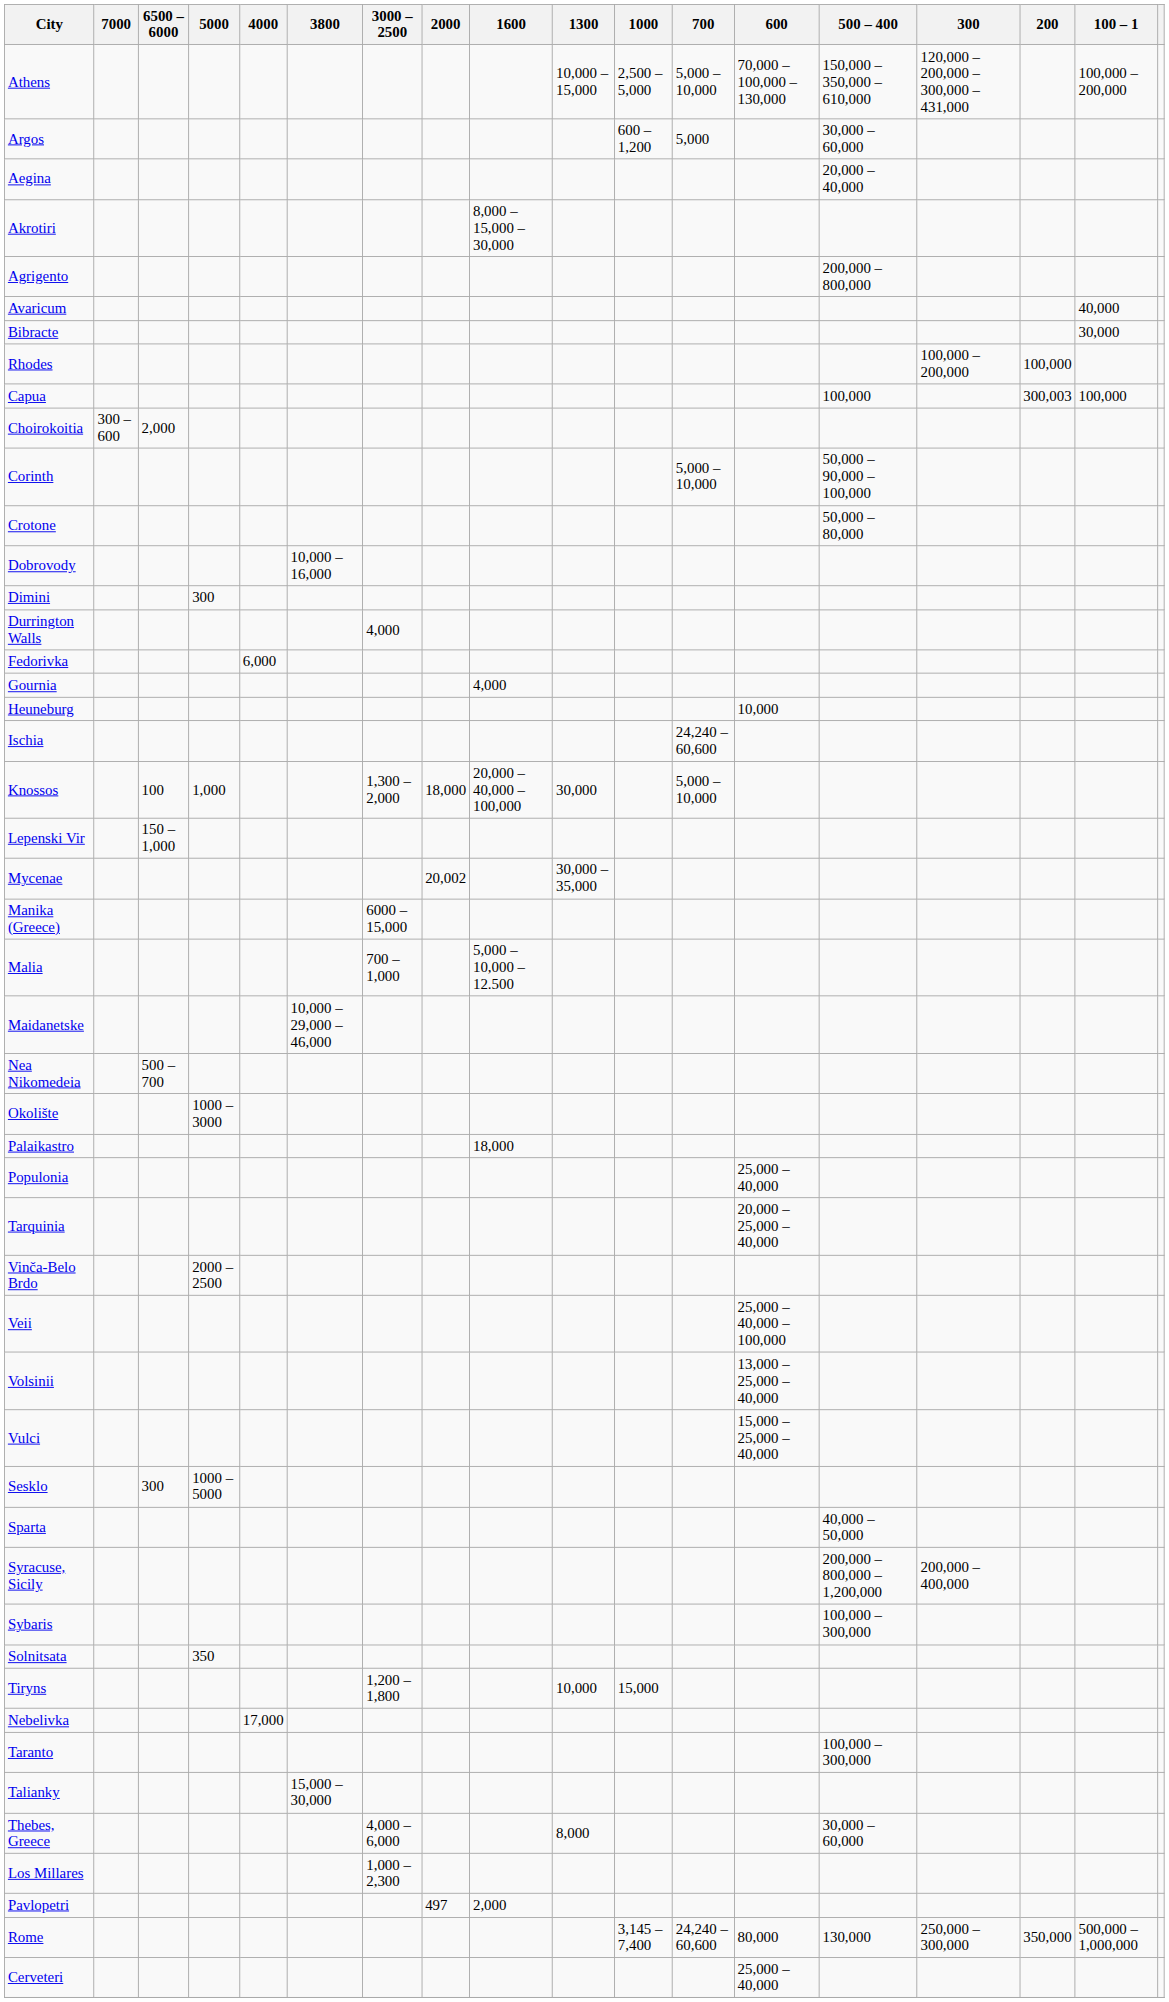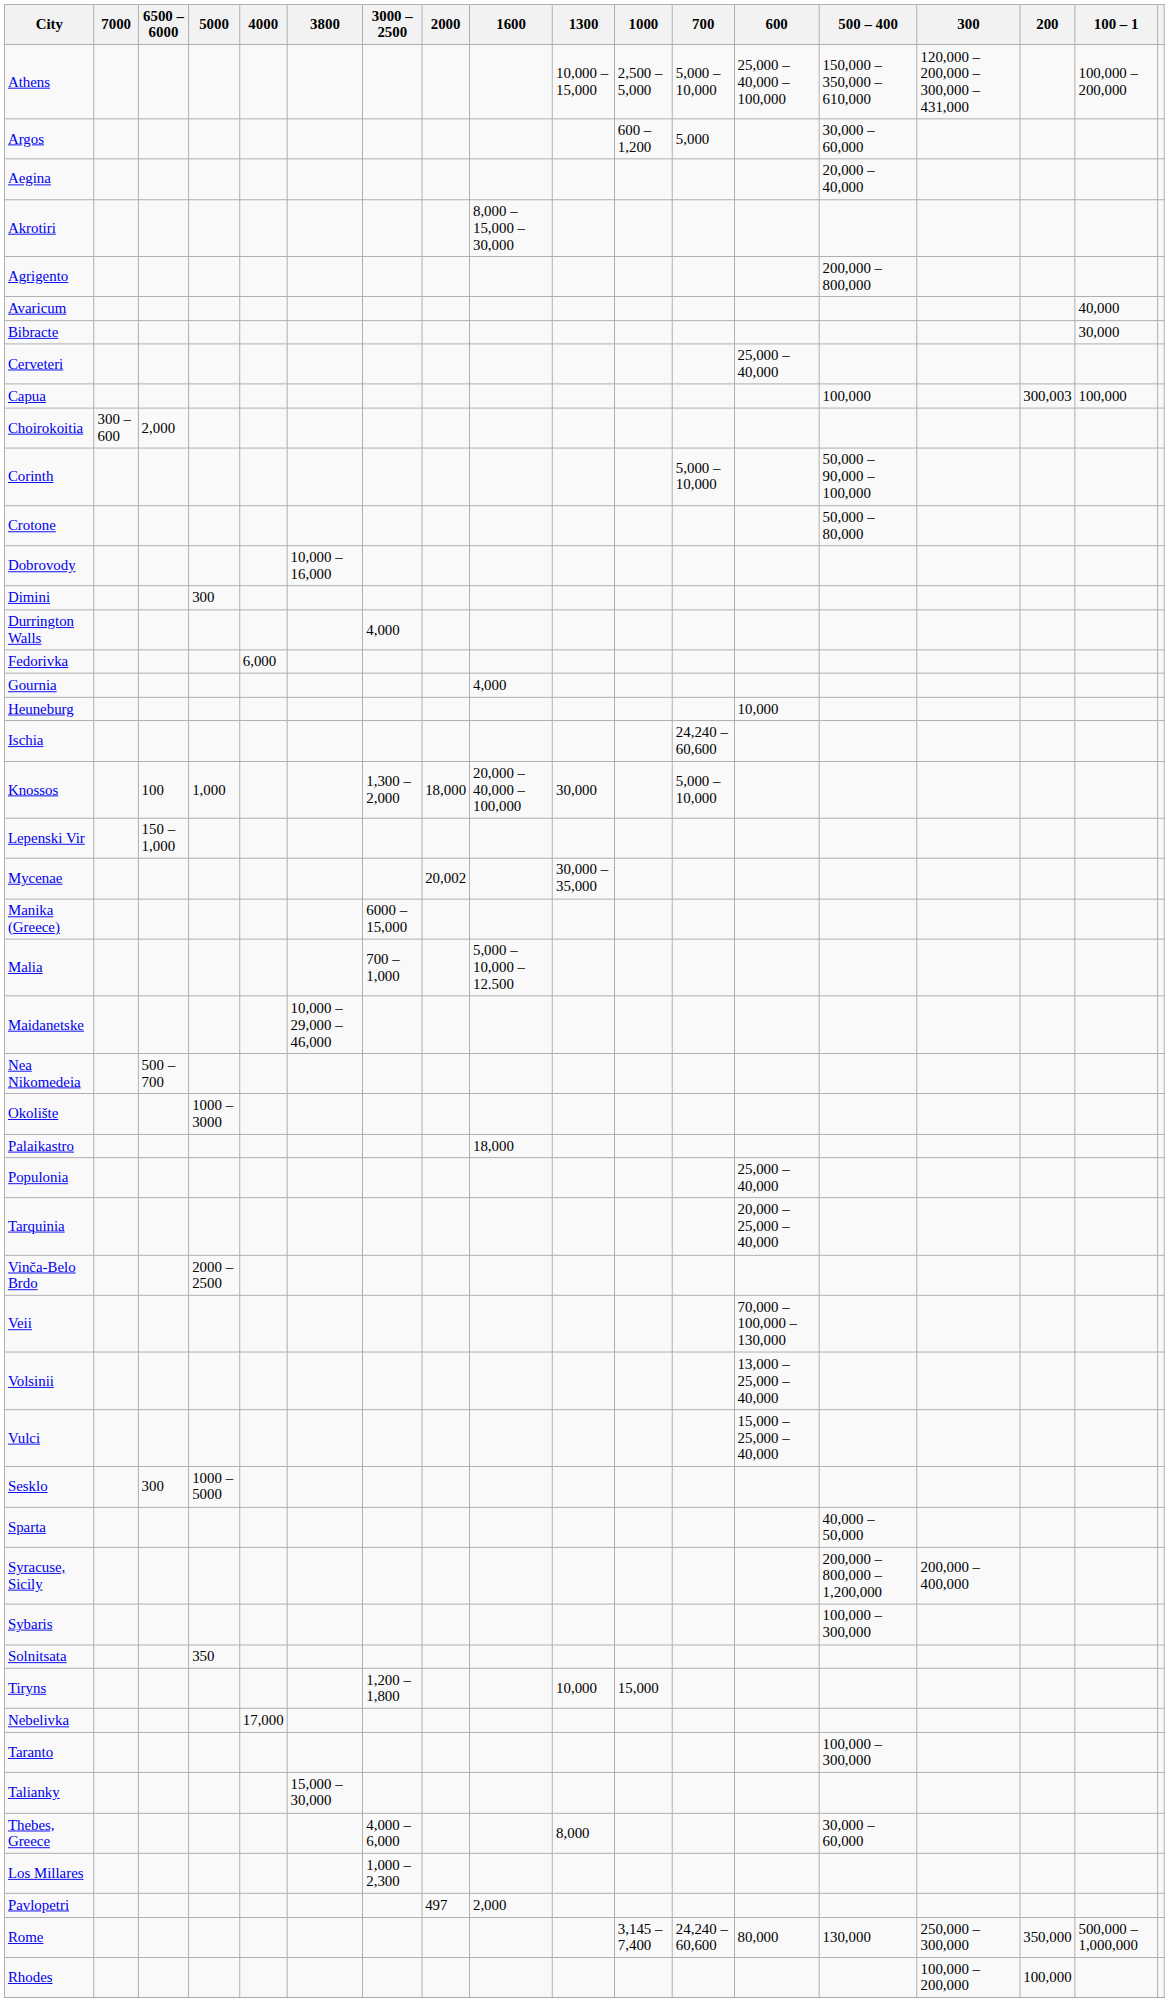(767, 81) 70,000 – 100,000 – 130,000 -> (764, 81) 25,000 – 40,000 – 100,000
rows swapped: (36, 1977) <-> (30, 364)
(764, 1323) 25,000 – 40,000 – 100,000 -> (767, 1323) 70,000 – 100,000 – 130,000
